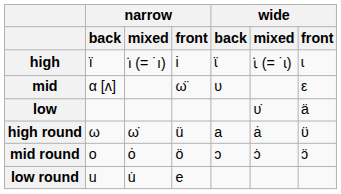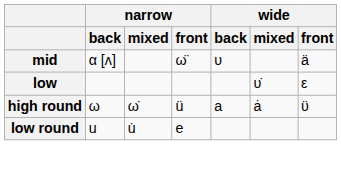- row: (45, 62)
(304, 87) ε -> (305, 60) ä
(305, 109) ä -> (304, 83) ε
- row: (45, 154)
